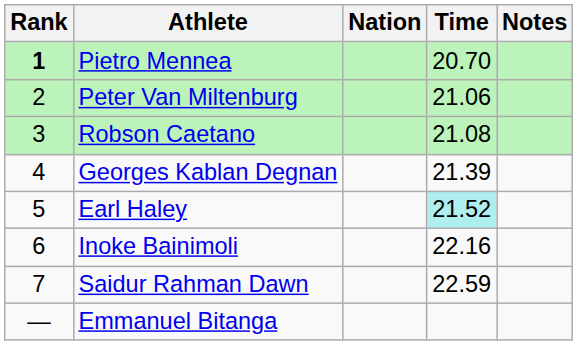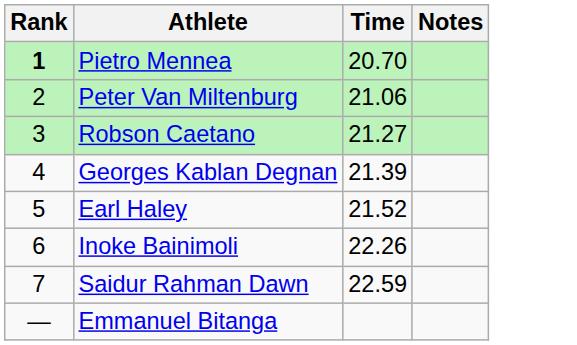- column: (385, 23)
(462, 135) 21.08 -> (378, 135) 21.27
(462, 209) paleturquoise background -> (378, 209) no background
(462, 246) 22.16 -> (378, 246) 22.26
